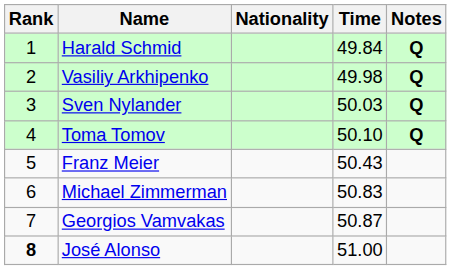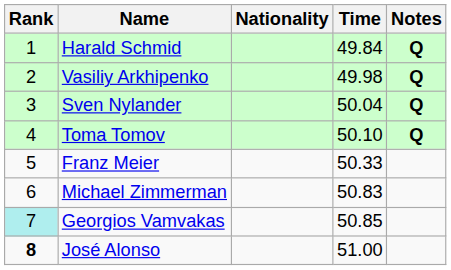(360, 105) 50.03 -> (360, 105) 50.04
(360, 163) 50.43 -> (360, 163) 50.33
(31, 221) no background -> (31, 221) paleturquoise background
(360, 221) 50.87 -> (360, 221) 50.85
